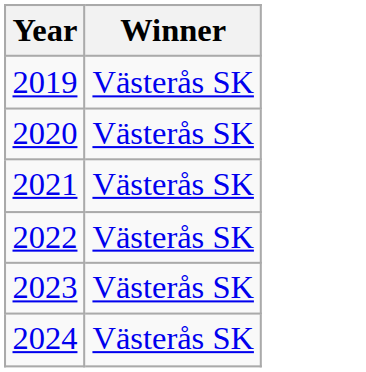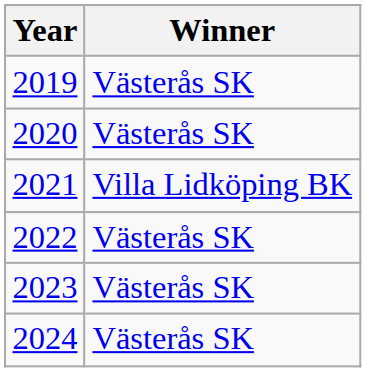(173, 184) Västerås SK -> (222, 184) Villa Lidköping BK
